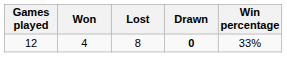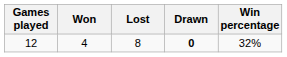(250, 43) 33% -> (250, 43) 32%
